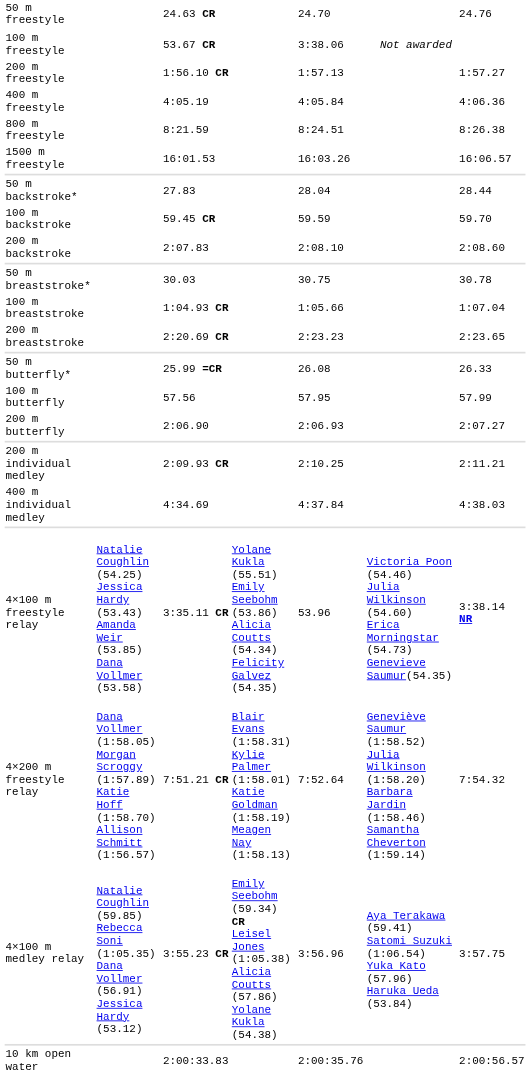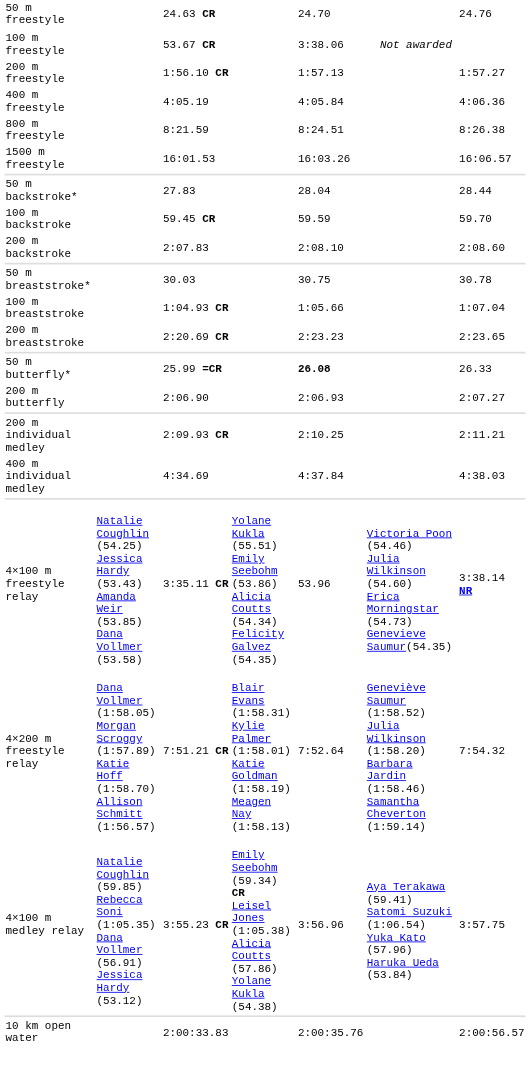(314, 369) normal -> (314, 369) bold
- row: (35, 397)
